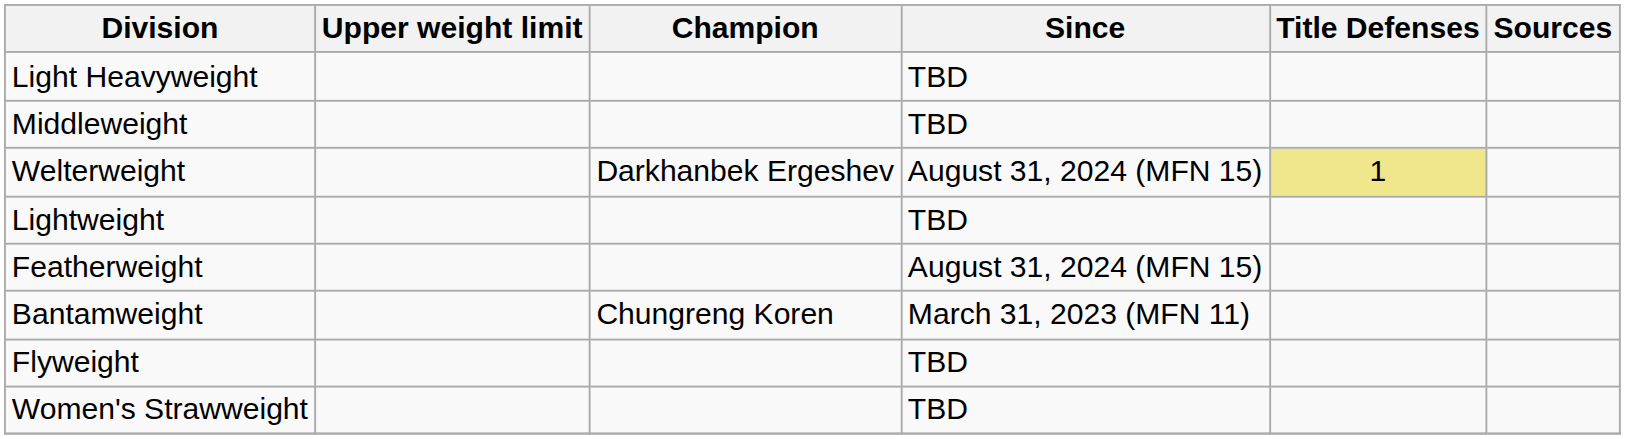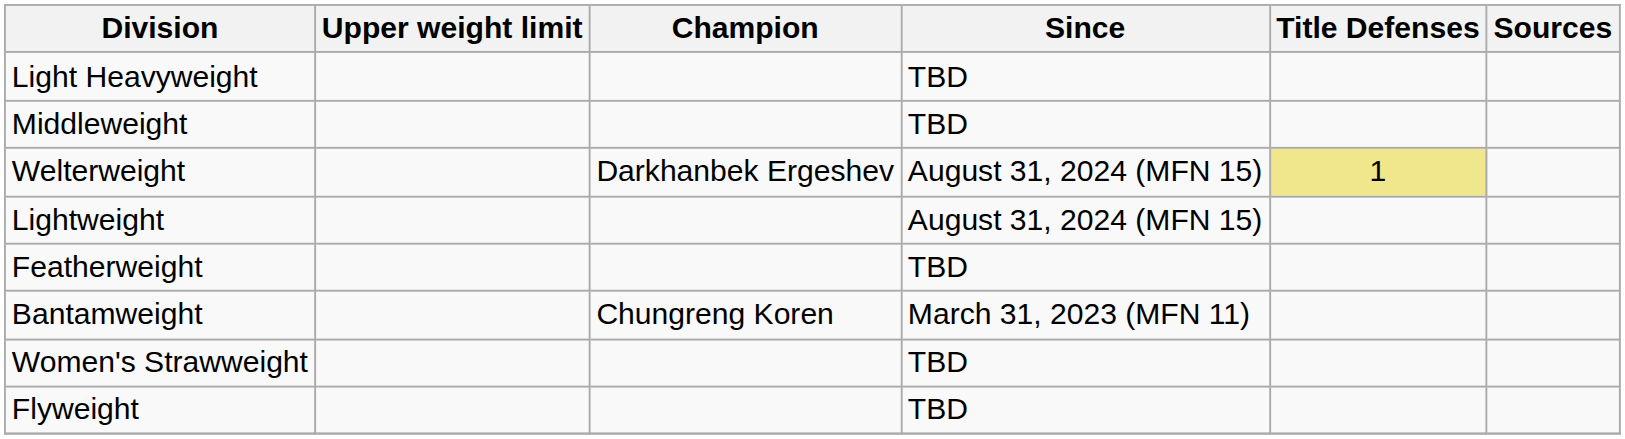(938, 219) TBD -> (1085, 219) August 31, 2024 (MFN 15)
(1085, 266) August 31, 2024 (MFN 15) -> (938, 266) TBD
rows swapped: (75, 362) <-> (160, 409)
